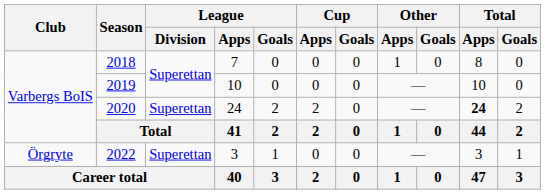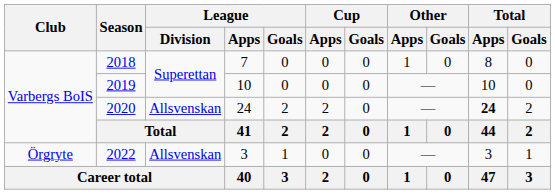(180, 108) Superettan -> (185, 108) Allsvenskan
(180, 154) Superettan -> (185, 154) Allsvenskan
